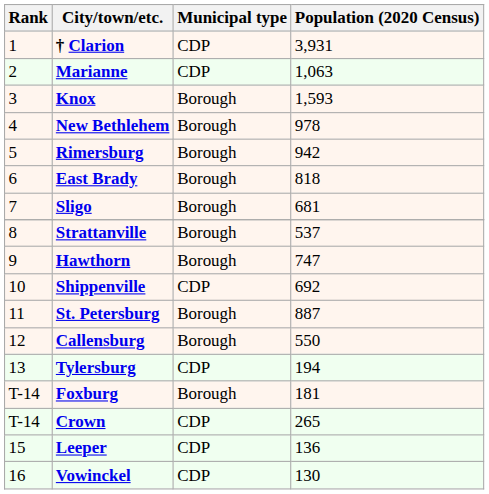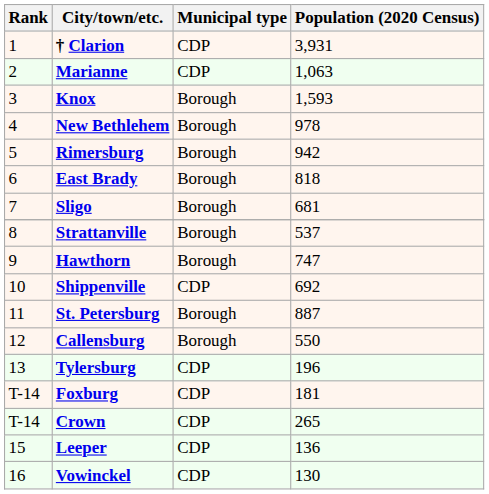(308, 367) 194 -> (308, 367) 196
(207, 394) Borough -> (194, 394) CDP
